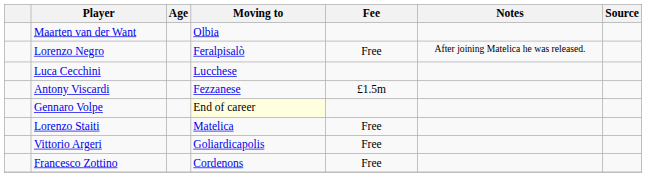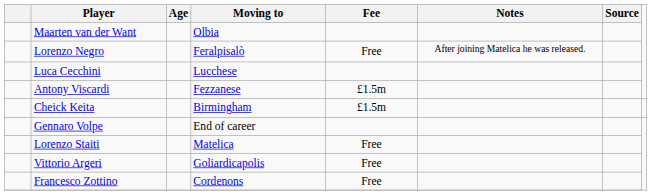+ row: (64, 108)
(224, 108) lightyellow background -> (224, 126) no background
